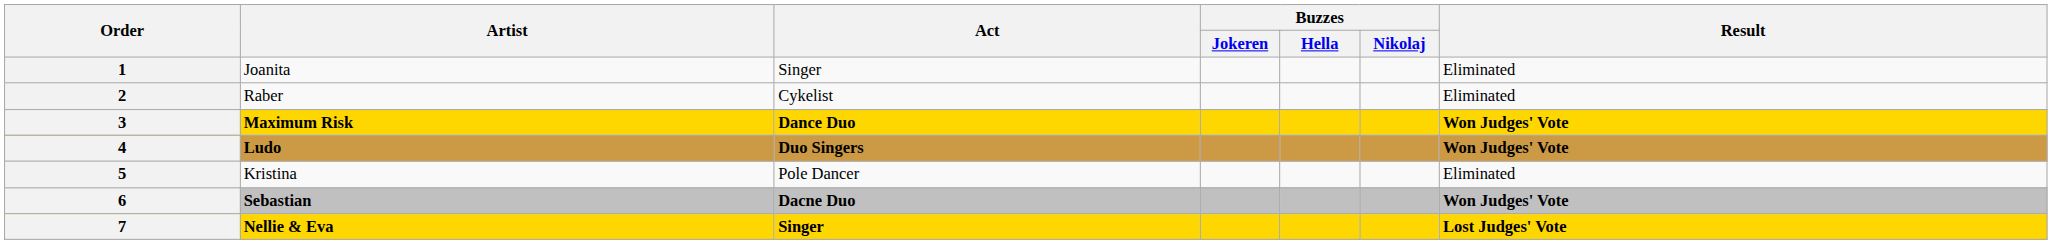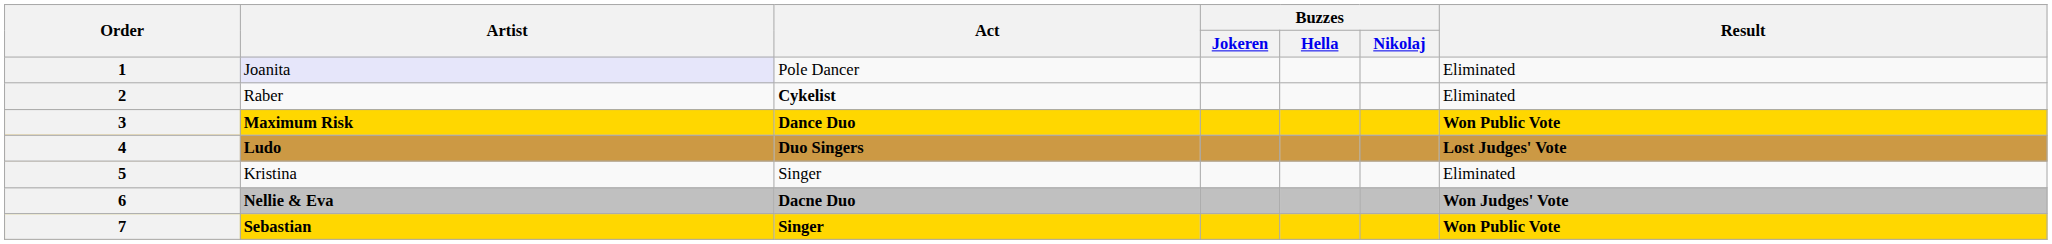(267, 69) no background -> (267, 69) lavender background
(800, 69) Singer -> (819, 69) Pole Dancer
(806, 95) normal -> (807, 95) bold
(1506, 122) Won Judges' Vote -> (1502, 122) Won Public Vote
(1506, 148) Won Judges' Vote -> (1505, 148) Lost Judges' Vote
(819, 174) Pole Dancer -> (800, 174) Singer
(278, 200) Sebastian -> (289, 200) Nellie & Eva
(289, 226) Nellie & Eva -> (278, 226) Sebastian
(1505, 226) Lost Judges' Vote -> (1502, 226) Won Public Vote
